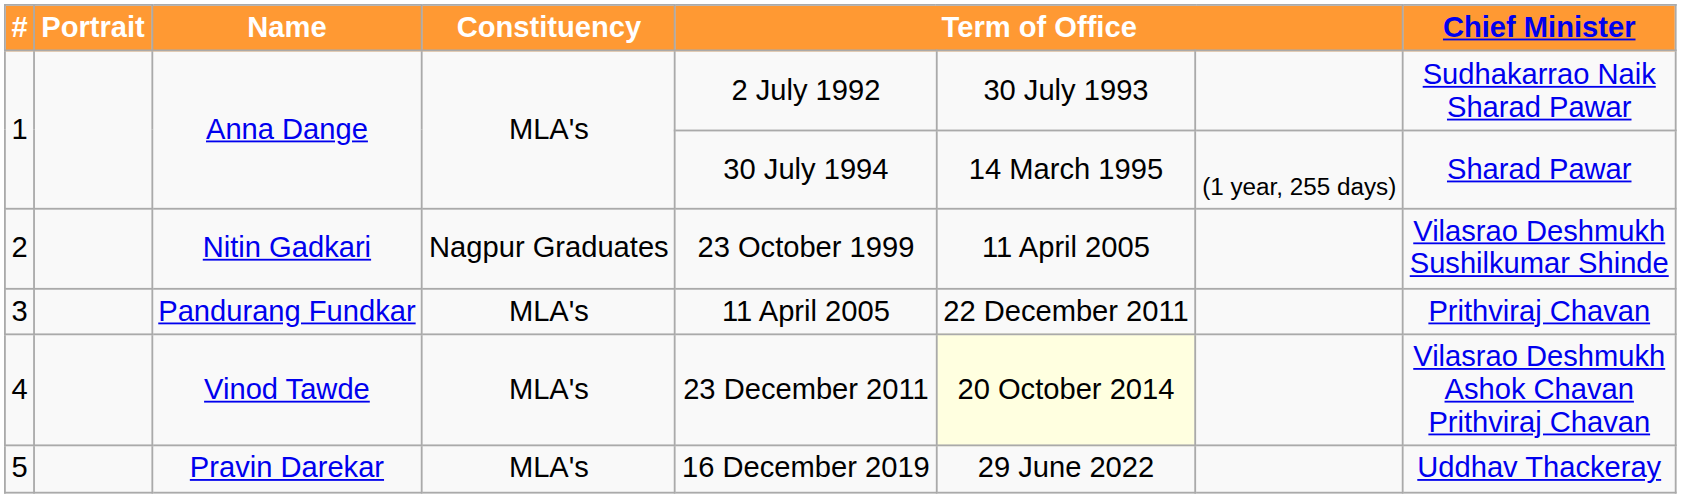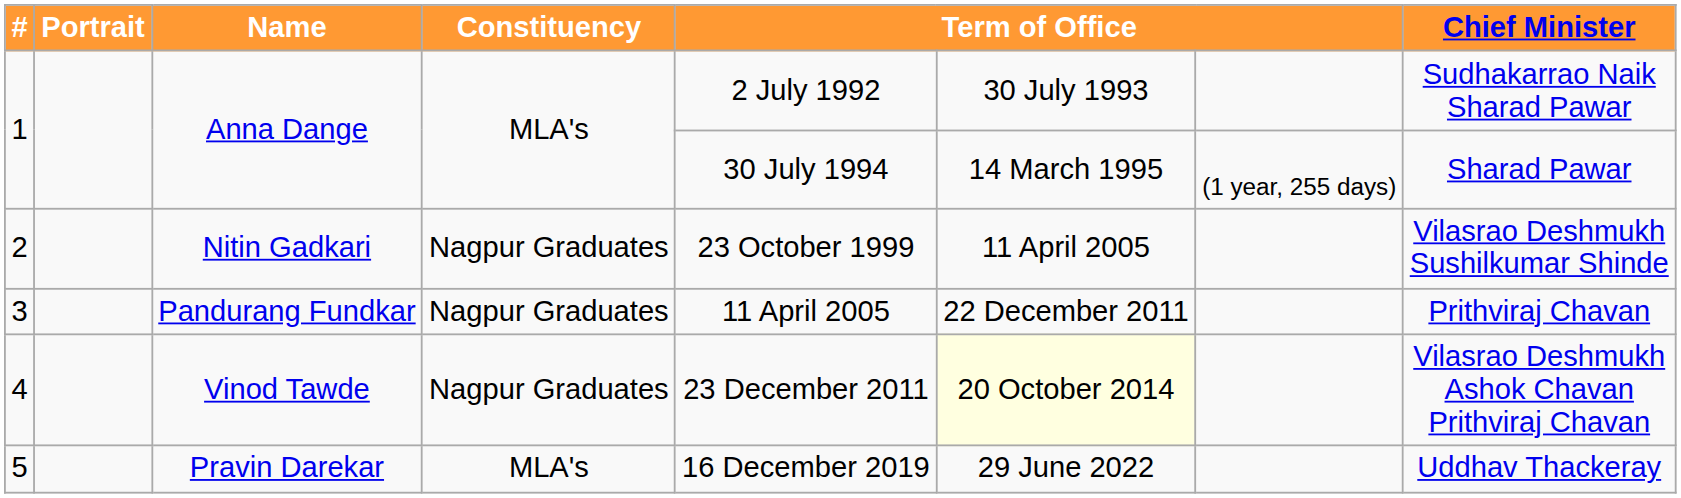(549, 310) MLA's -> (549, 310) Nagpur Graduates
(549, 389) MLA's -> (549, 389) Nagpur Graduates
